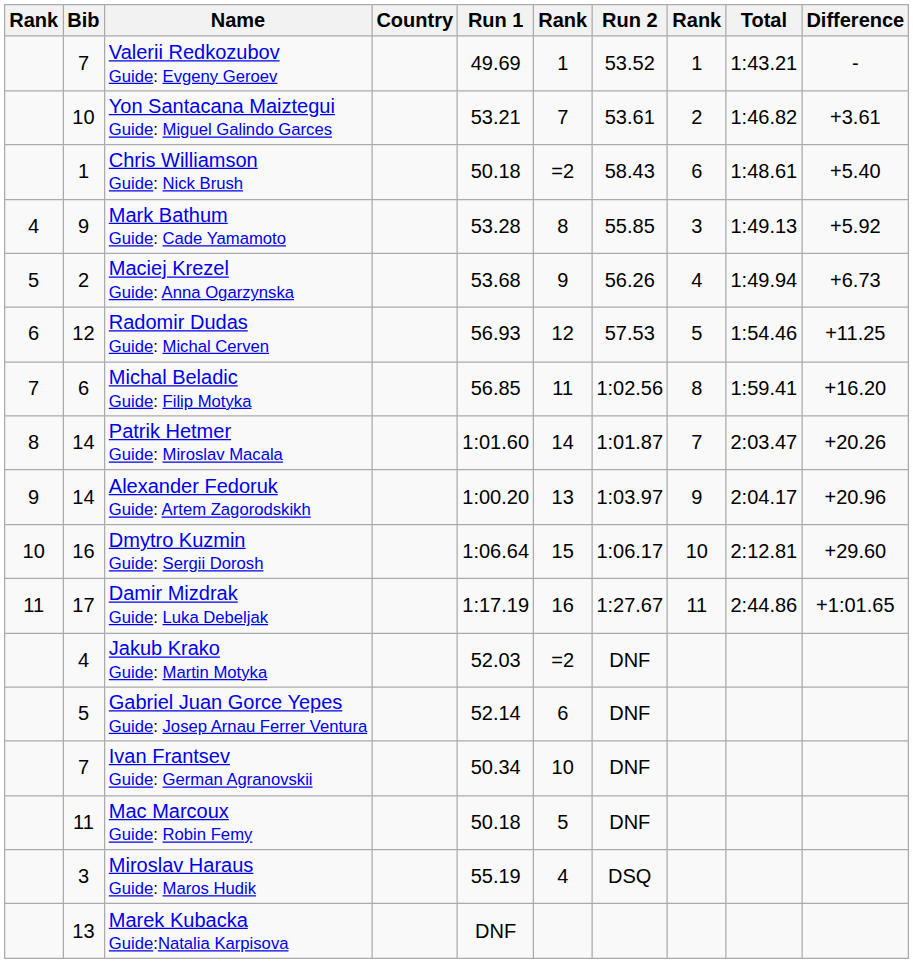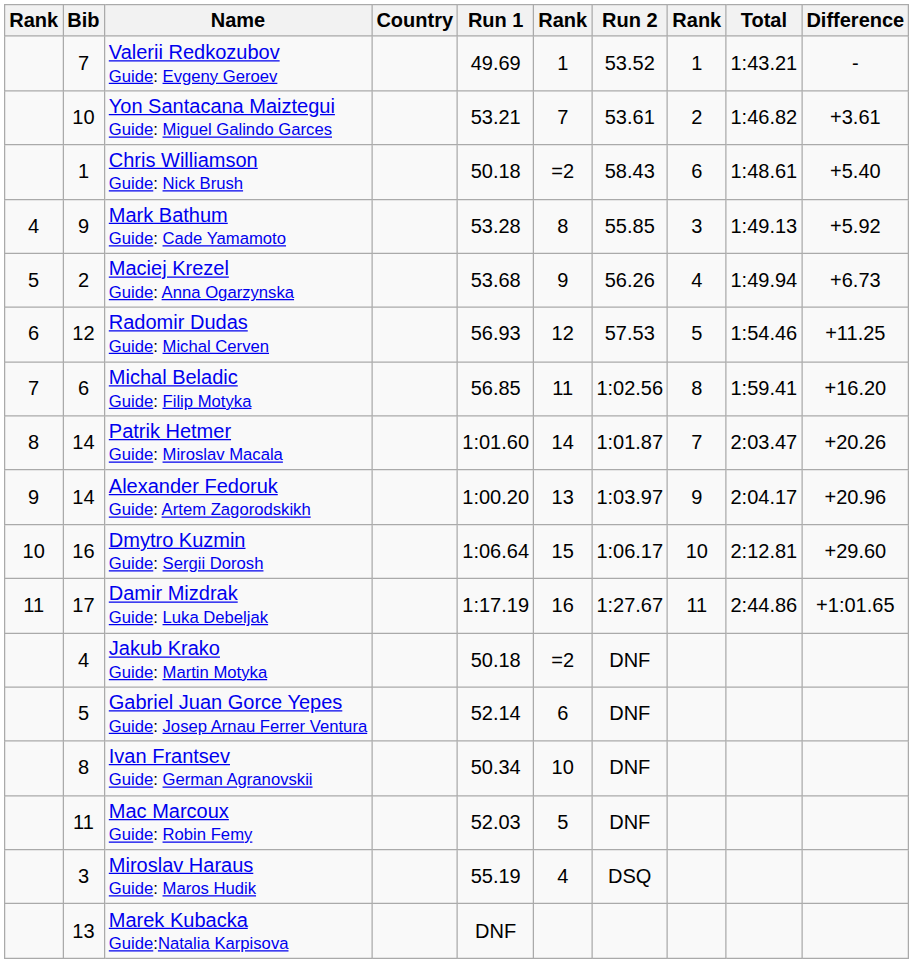(496, 659) 52.03 -> (496, 659) 50.18
(83, 768) 7 -> (83, 768) 8
(496, 822) 50.18 -> (496, 822) 52.03
